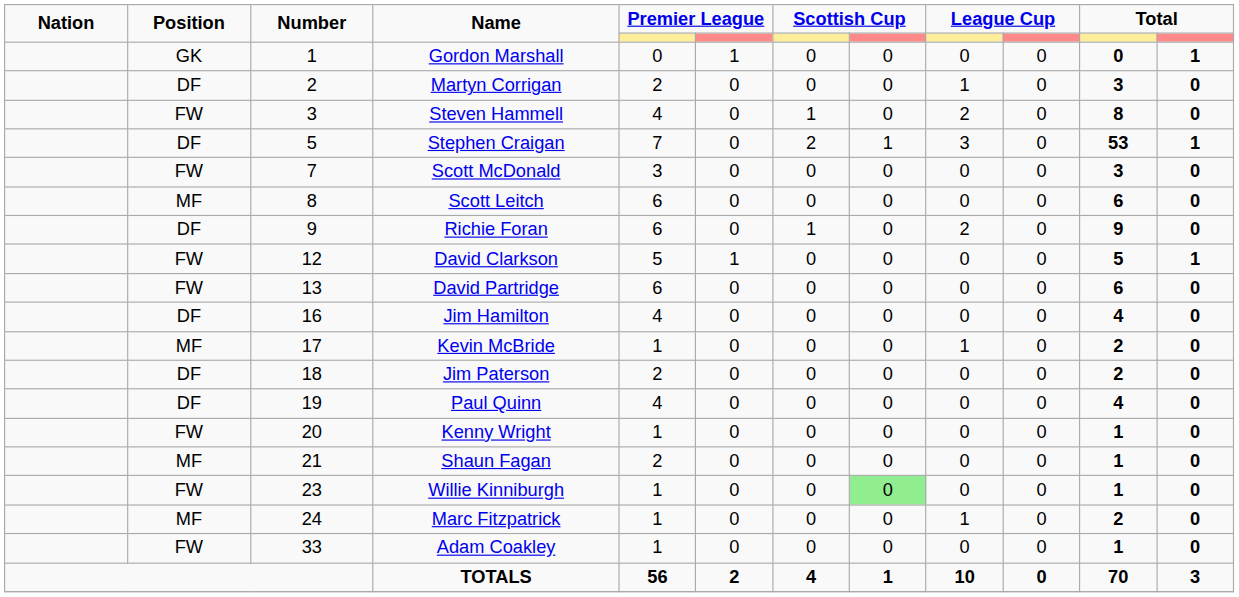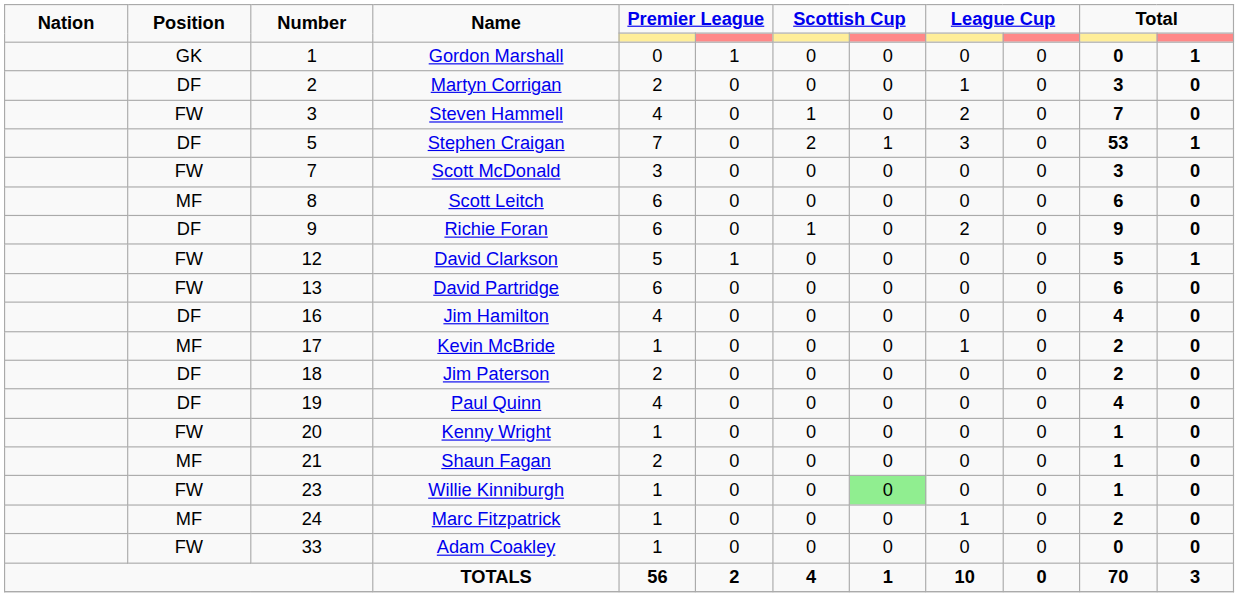(1118, 114) 8 -> (1118, 114) 7
(1118, 548) 1 -> (1118, 548) 0
